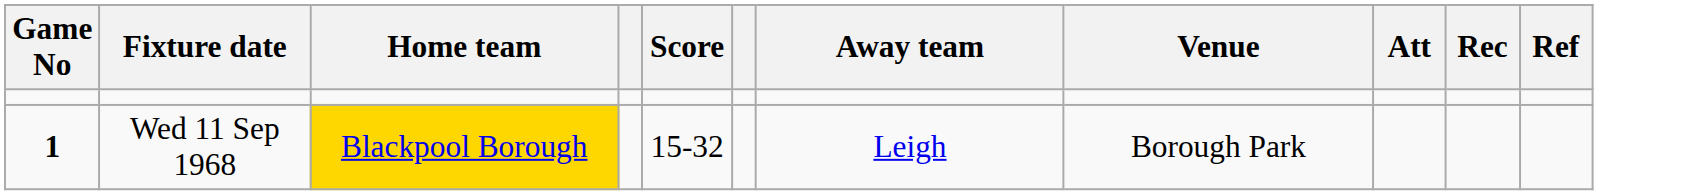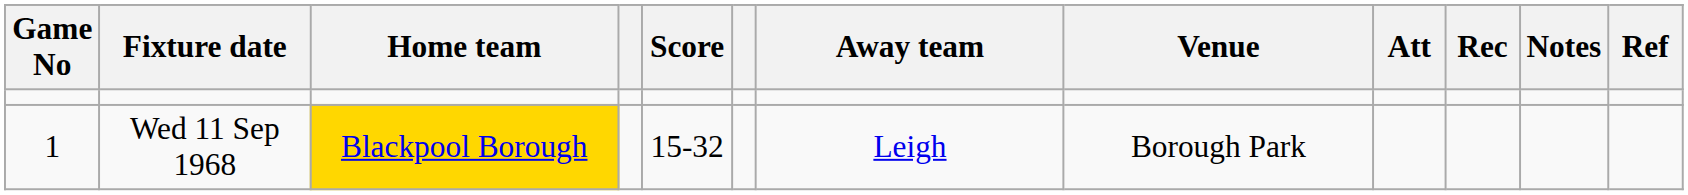+ column: (1564, 47)
(52, 146) bold -> (52, 146) normal
